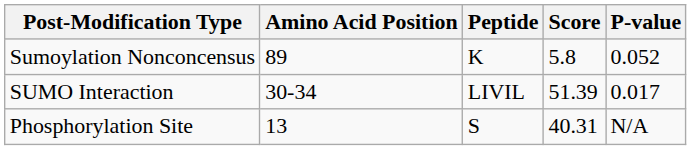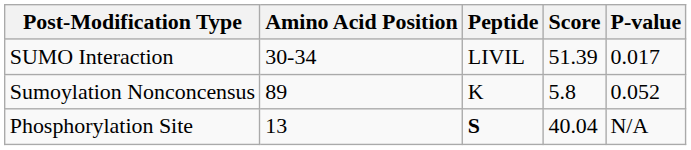rows swapped: (92, 91) <-> (132, 56)
(474, 126) normal -> (474, 126) bold
(573, 126) 40.31 -> (573, 126) 40.04
